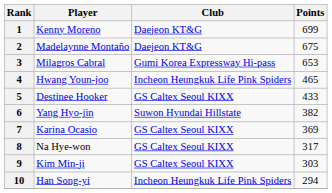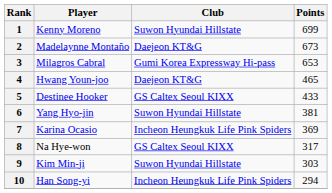(168, 29) Daejeon KT&G -> (188, 29) Suwon Hyundai Hillstate
(310, 46) 675 -> (310, 46) 673
(213, 79) Incheon Heungkuk Life Pink Spiders -> (168, 79) Daejeon KT&G
(310, 113) 382 -> (310, 113) 381
(184, 130) GS Caltex Seoul KIXX -> (213, 130) Incheon Heungkuk Life Pink Spiders
(184, 163) GS Caltex Seoul KIXX -> (188, 163) Suwon Hyundai Hillstate
